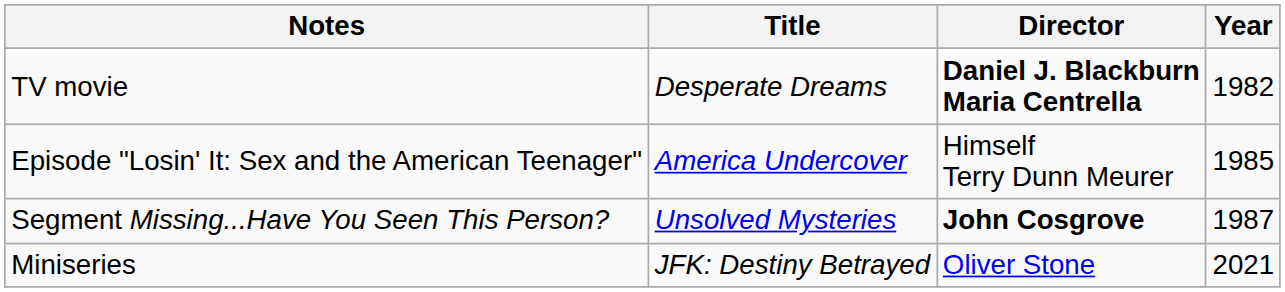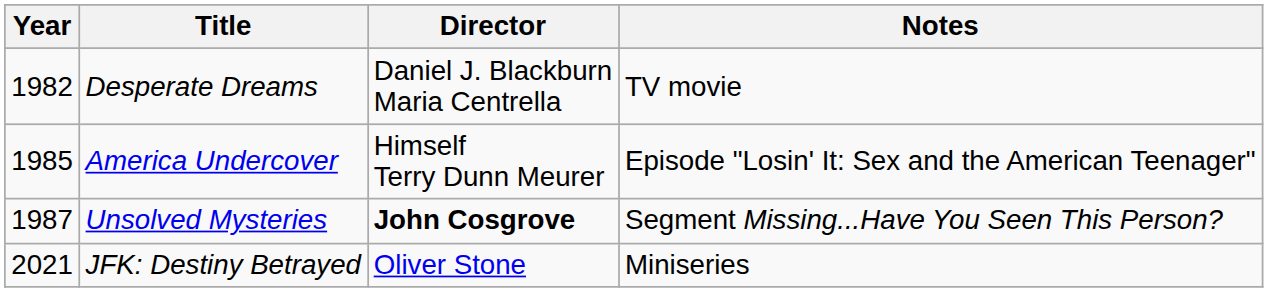columns swapped: (1243, 26) <-> (327, 26)
(1071, 85) bold -> (493, 85) normal
